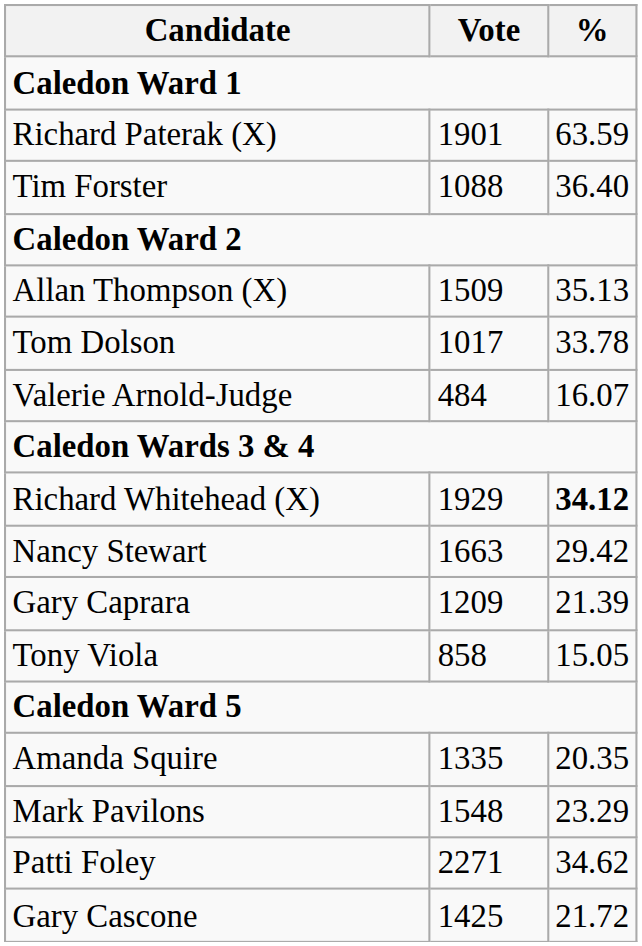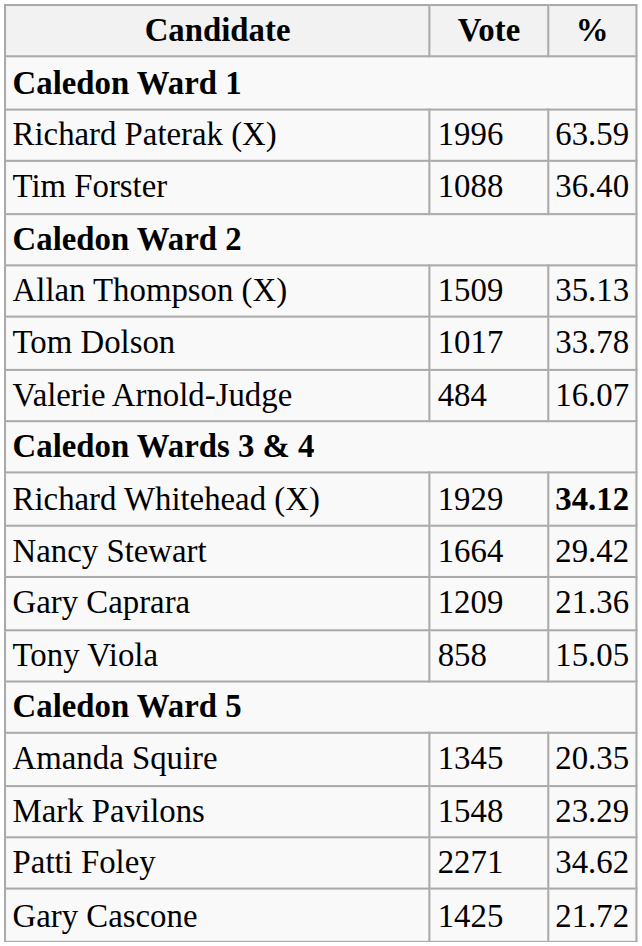(471, 134) 1901 -> (471, 134) 1996
(471, 550) 1663 -> (471, 550) 1664
(592, 602) 21.39 -> (592, 602) 21.36
(471, 758) 1335 -> (471, 758) 1345
